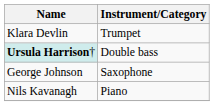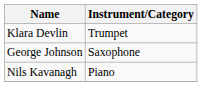- row: (51, 52)
